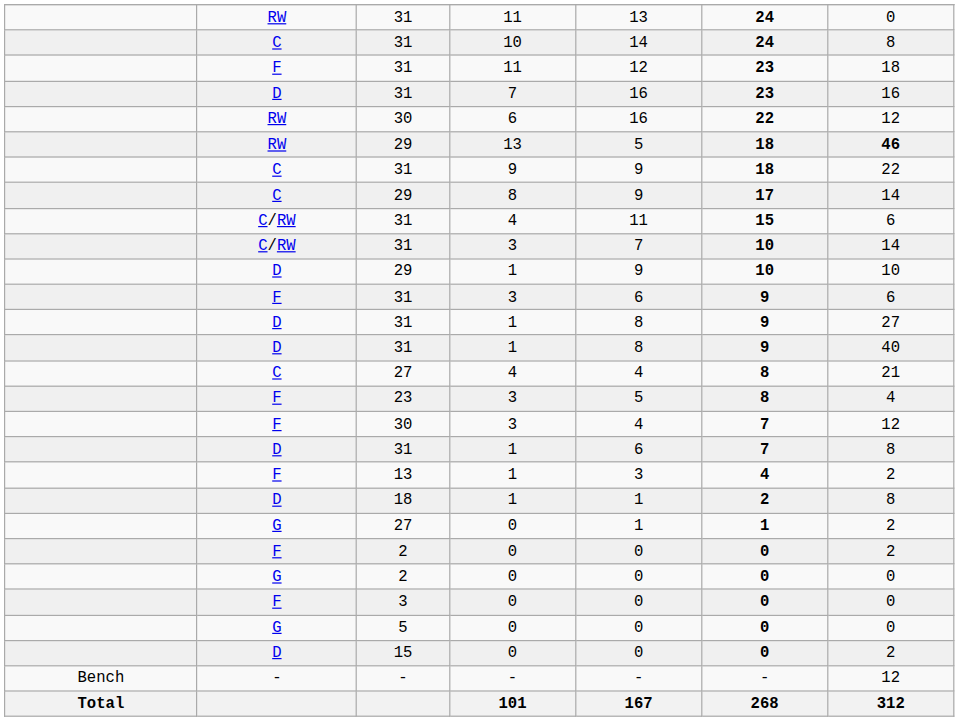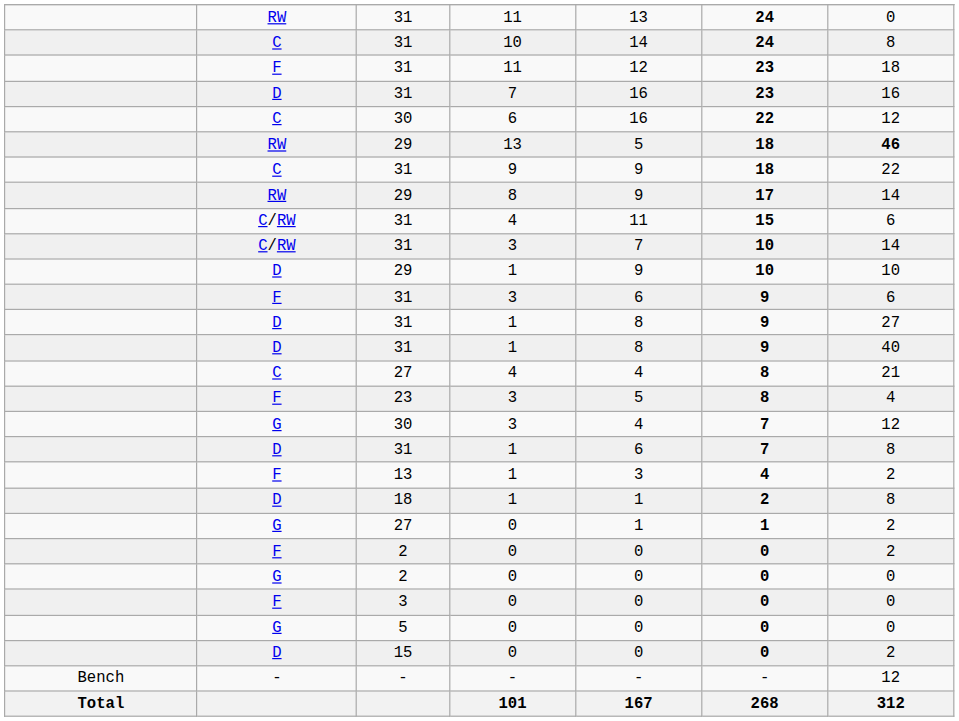(277, 119) RW -> (277, 119) C
(277, 195) C -> (277, 195) RW
(277, 424) F -> (277, 424) G
